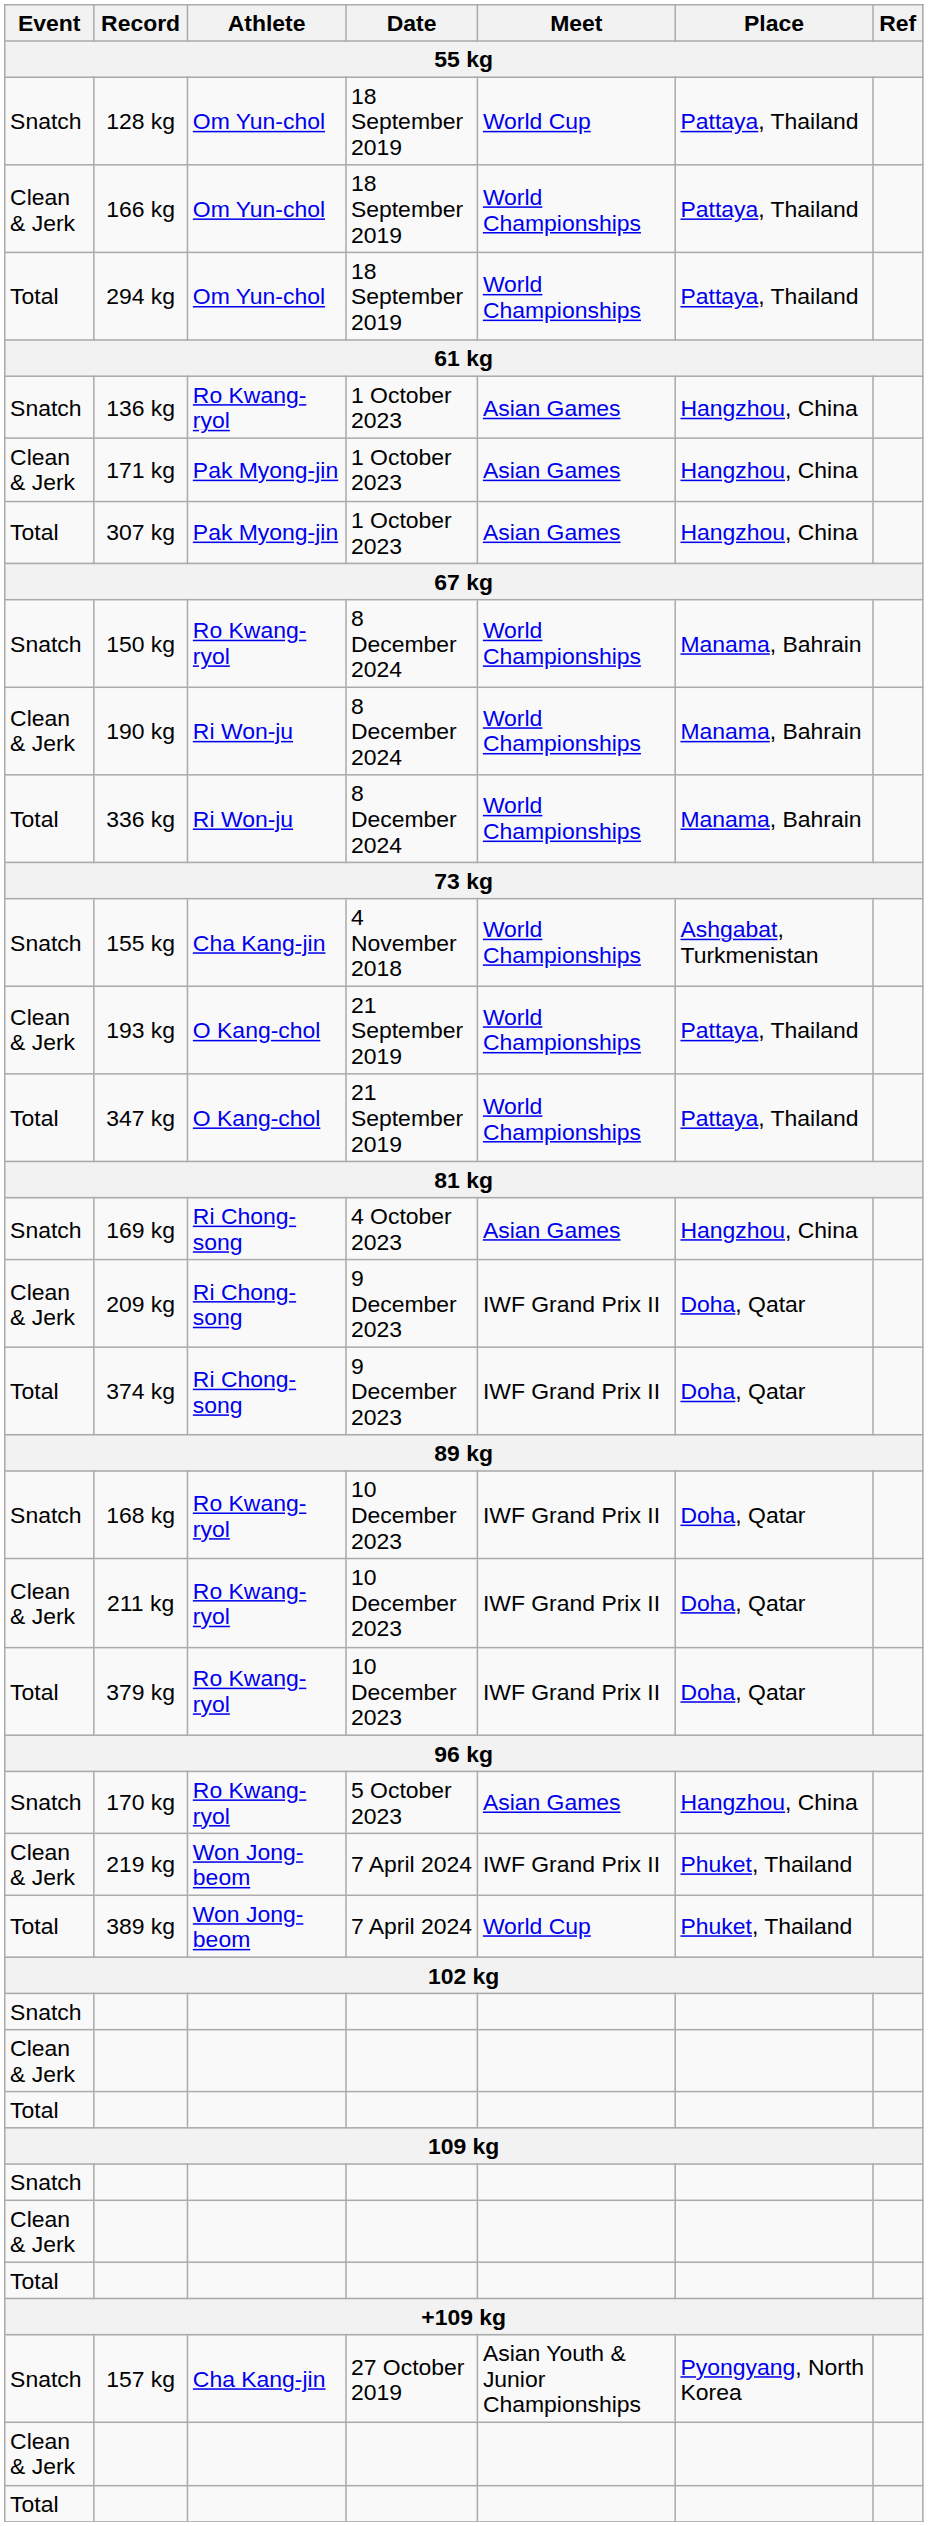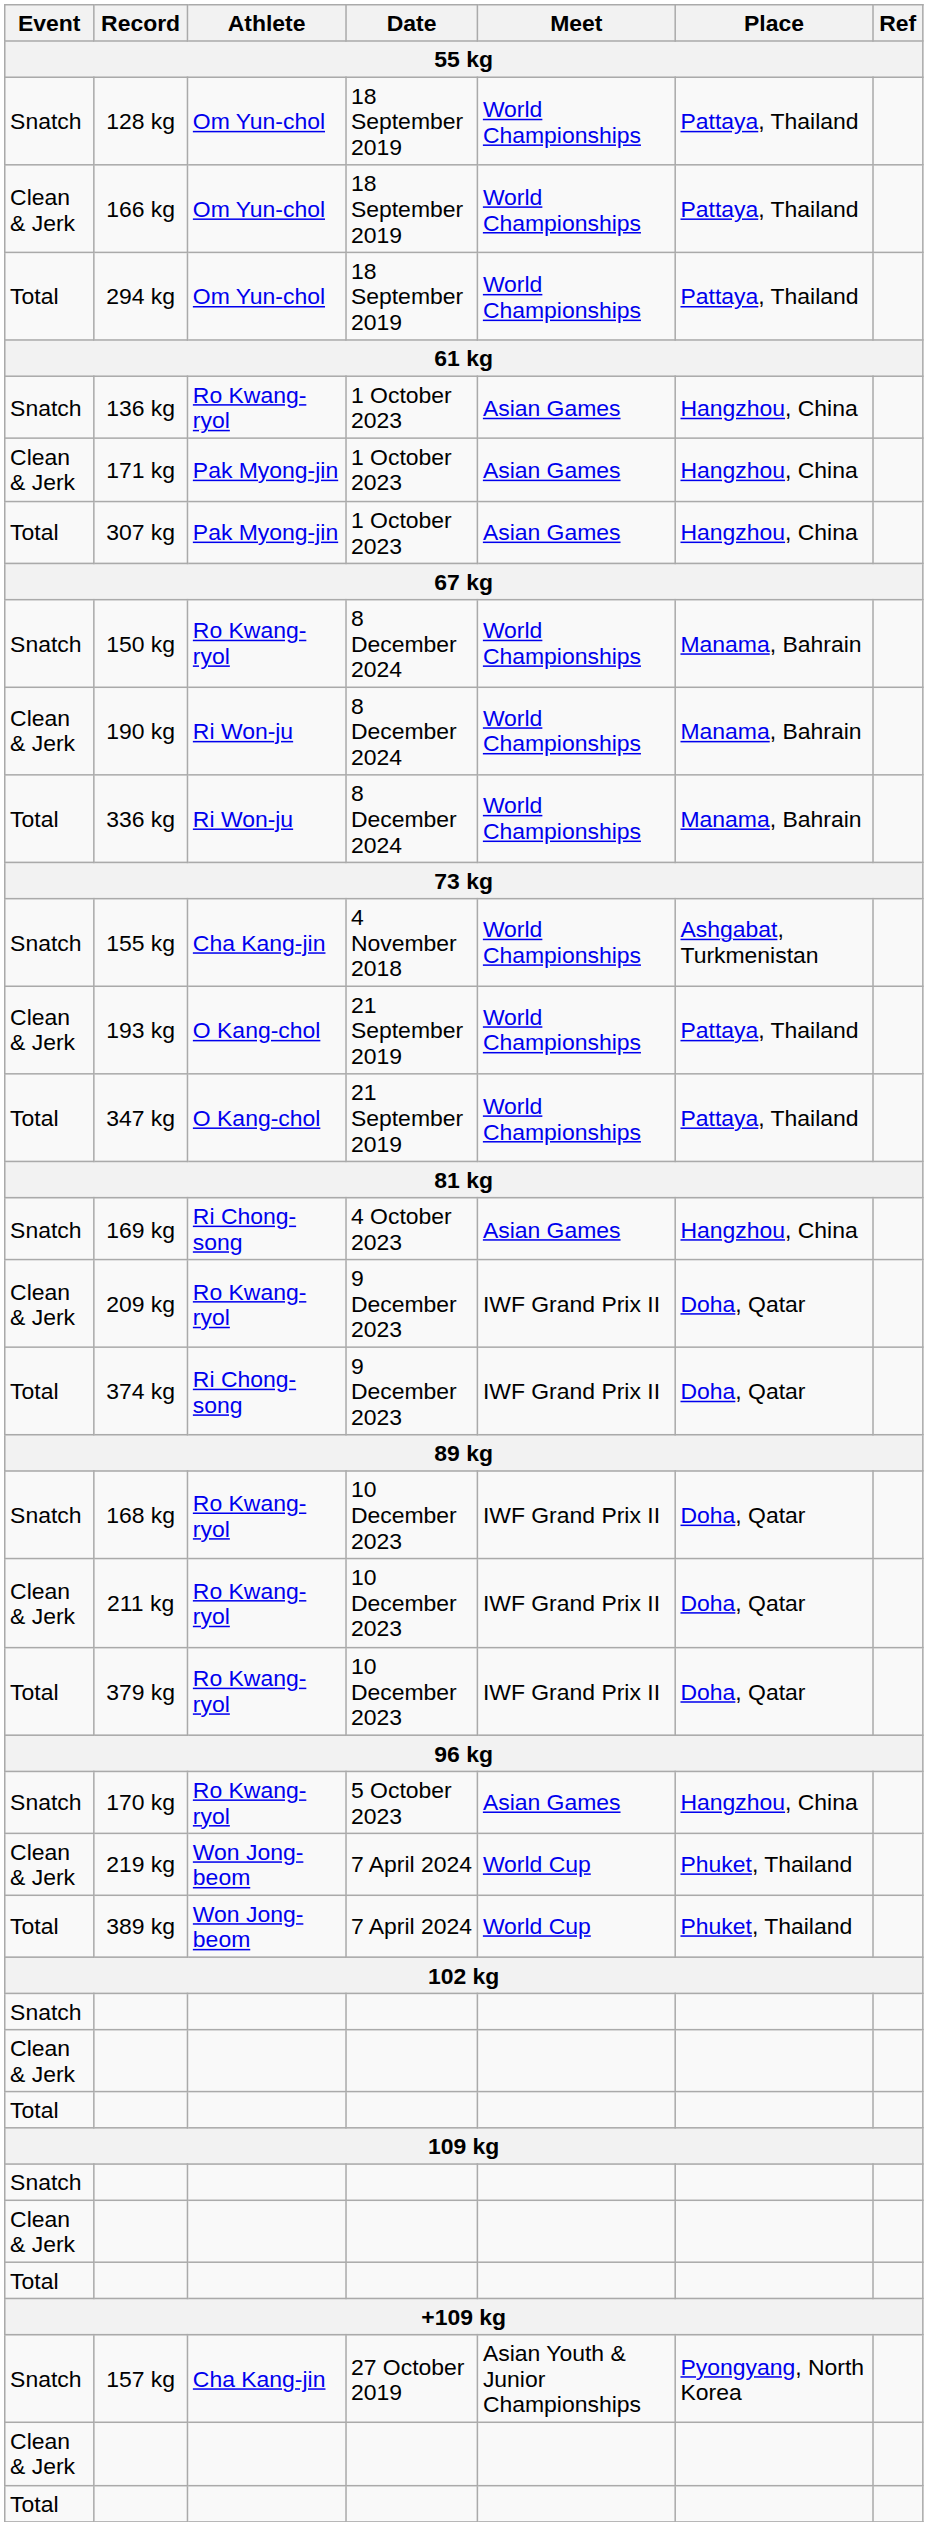(537, 121) World Cup -> (562, 121) World Championships
(244, 1304) Ri Chong-song -> (250, 1304) Ro Kwang-ryol
(571, 1864) IWF Grand Prix II -> (537, 1864) World Cup
